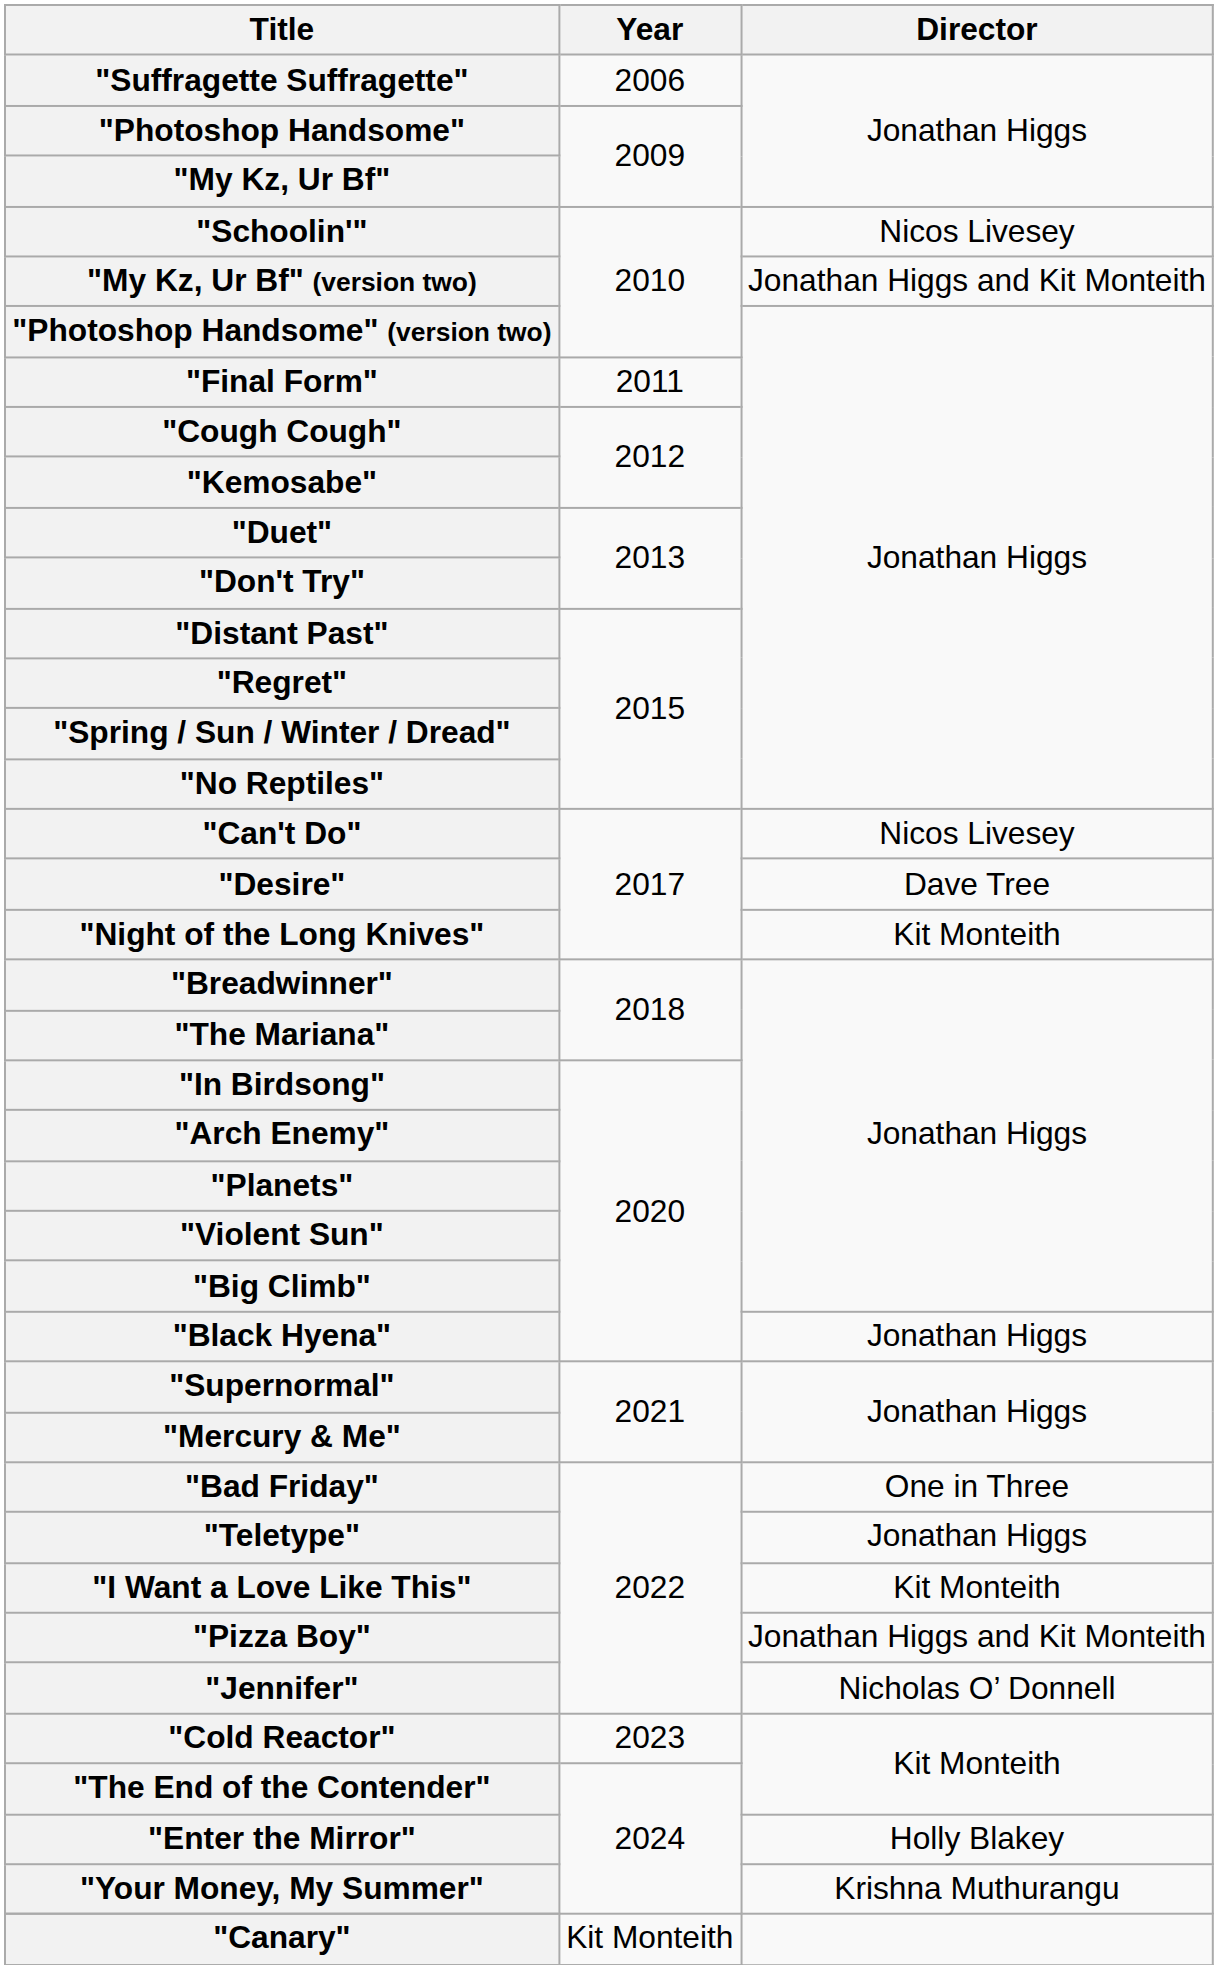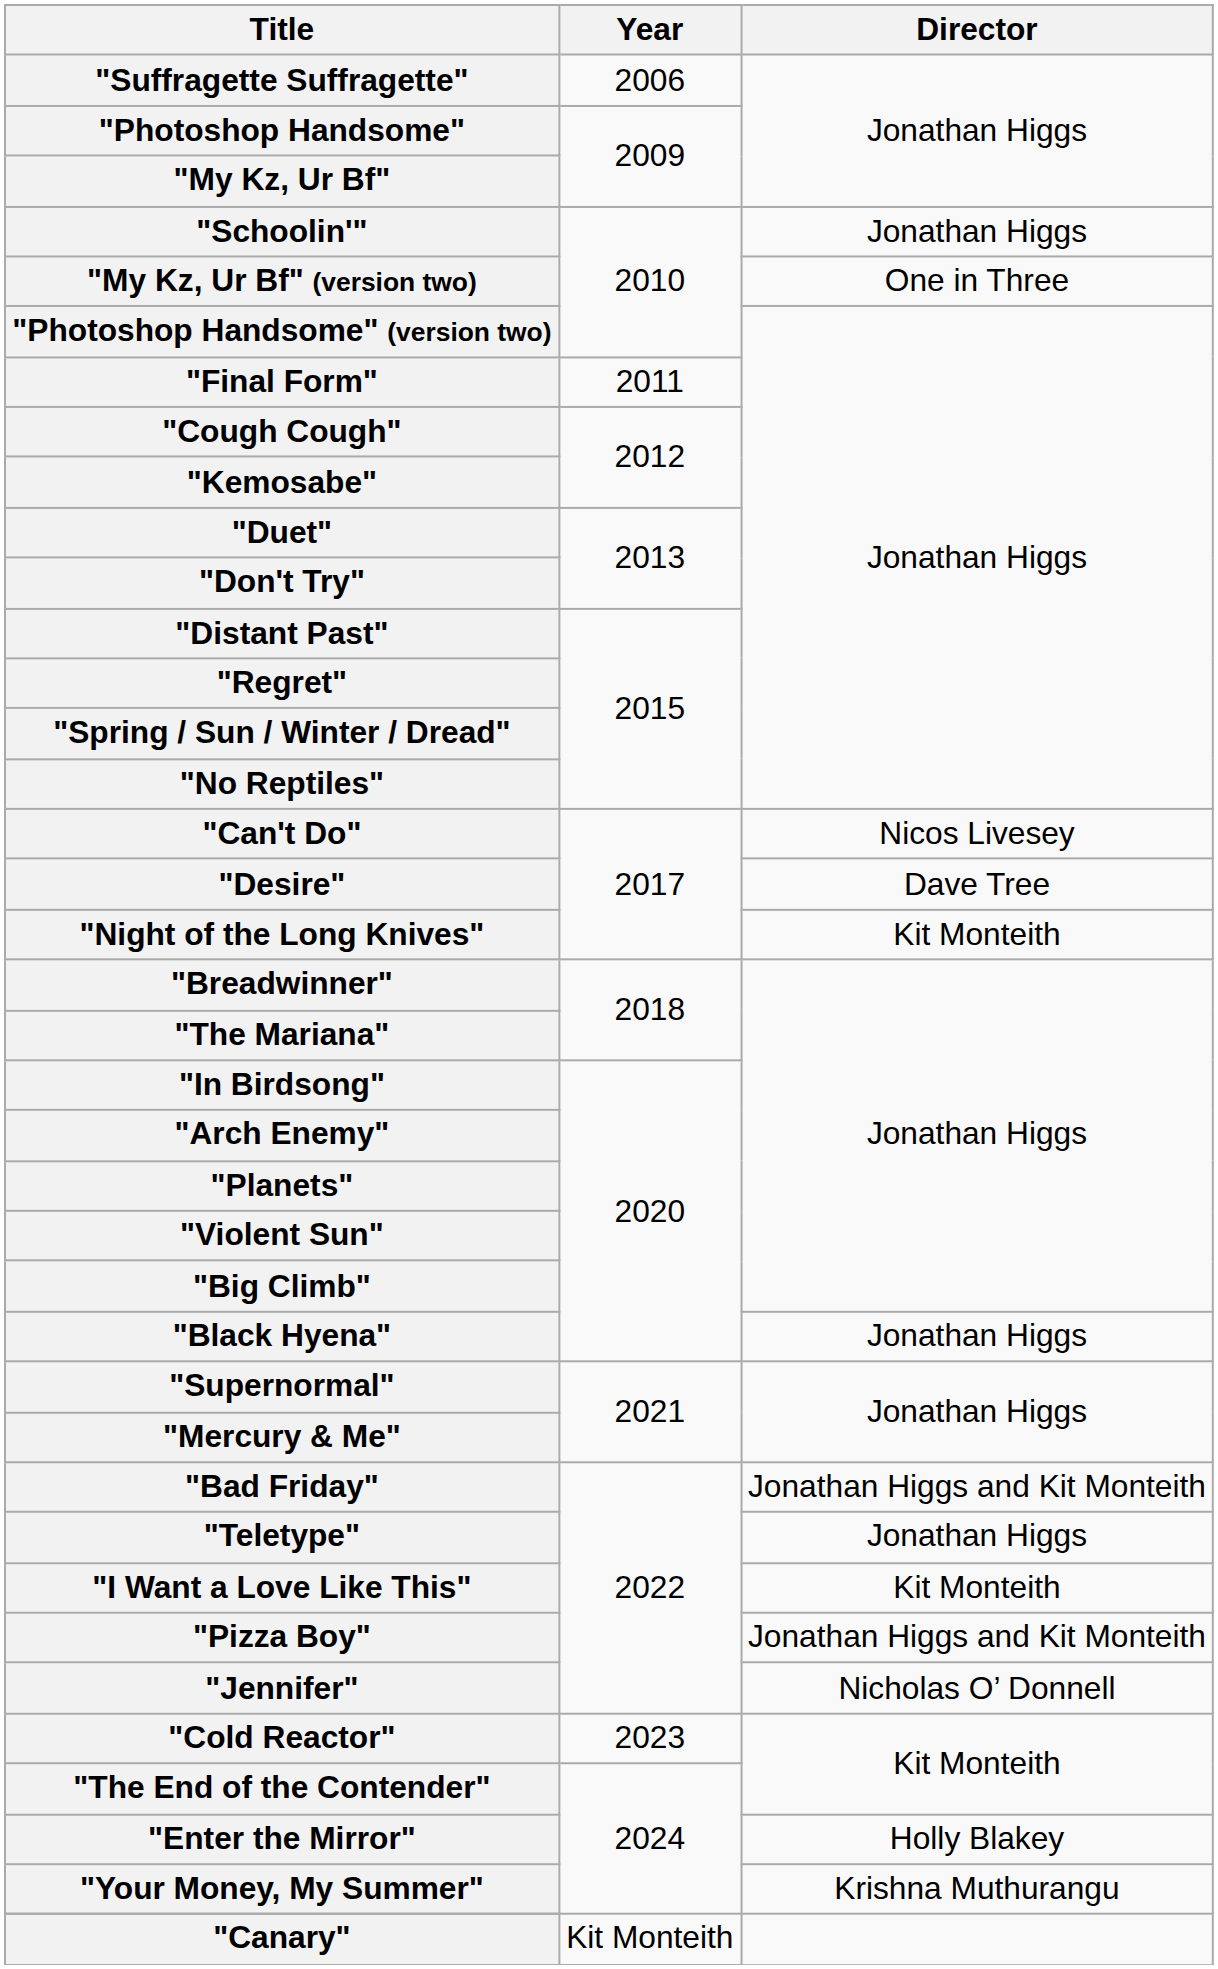(977, 230) Nicos Livesey -> (977, 230) Jonathan Higgs
(977, 280) Jonathan Higgs and Kit Monteith -> (977, 280) One in Three
(977, 1486) One in Three -> (977, 1486) Jonathan Higgs and Kit Monteith
